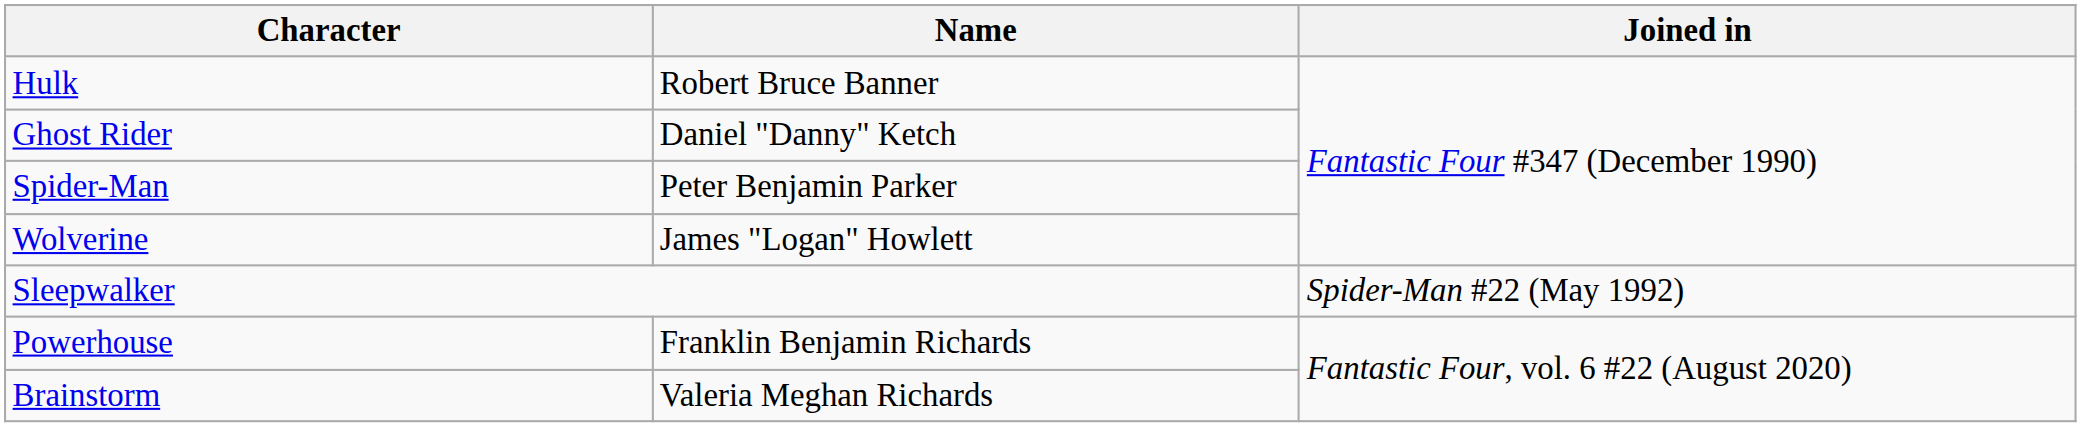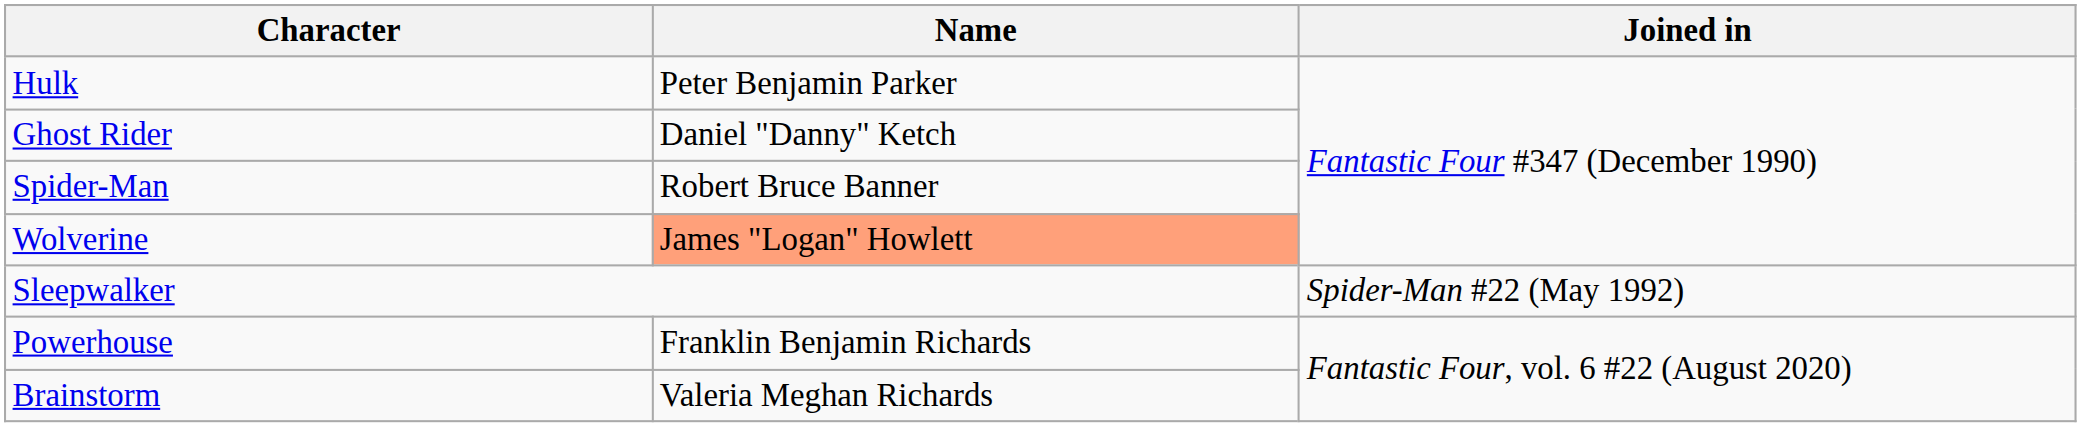(799, 82) Robert Bruce Banner -> (808, 82) Peter Benjamin Parker
(808, 186) Peter Benjamin Parker -> (799, 186) Robert Bruce Banner
(816, 238) no background -> (816, 238) lightsalmon background
